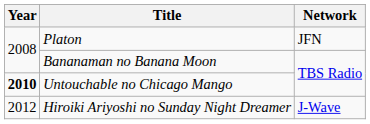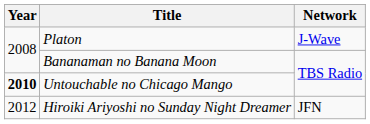(310, 38) JFN -> (319, 38) J-Wave
(319, 107) J-Wave -> (310, 107) JFN
